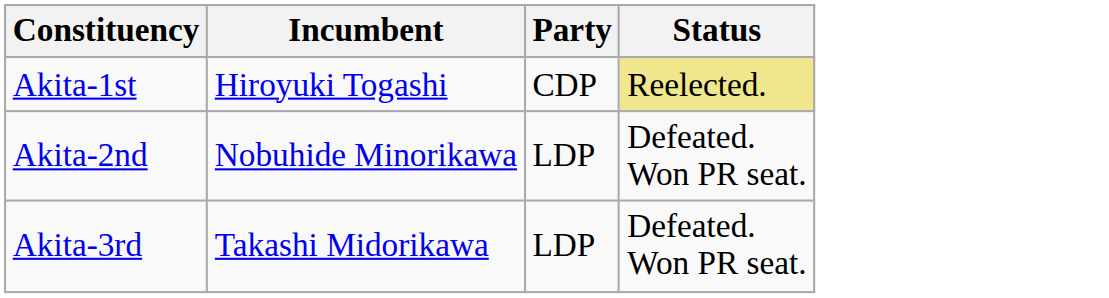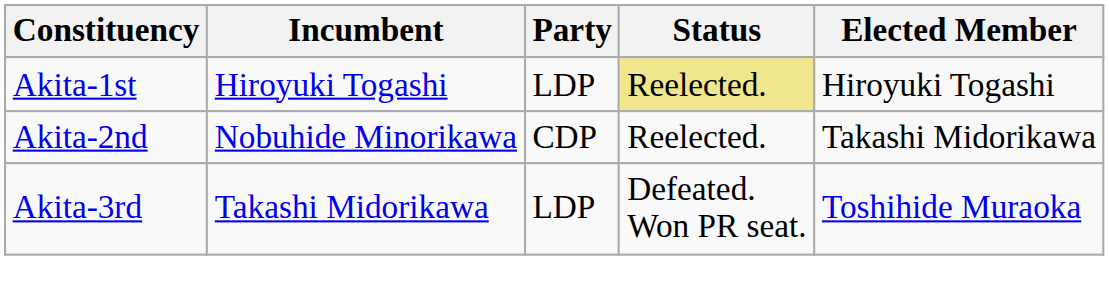+ column: (959, 30)
(565, 83) CDP -> (564, 83) LDP
(564, 155) LDP -> (565, 136) CDP
(717, 155) Defeated. Won PR seat. -> (697, 136) Reelected.
